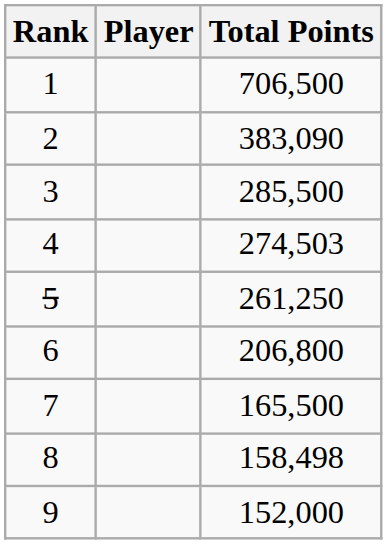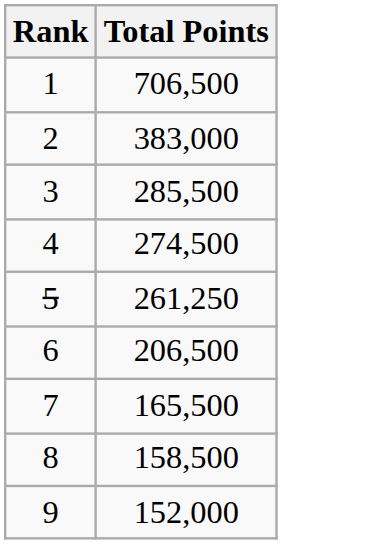- column: (149, 30)
(291, 137) 383,090 -> (186, 137) 383,000
(291, 244) 274,503 -> (186, 244) 274,500
(291, 351) 206,800 -> (186, 351) 206,500
(291, 458) 158,498 -> (186, 458) 158,500
